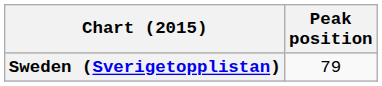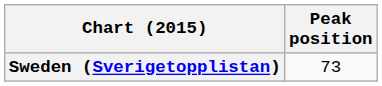(331, 67) 79 -> (331, 67) 73
